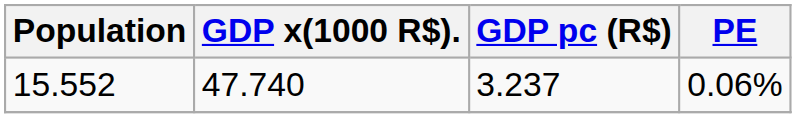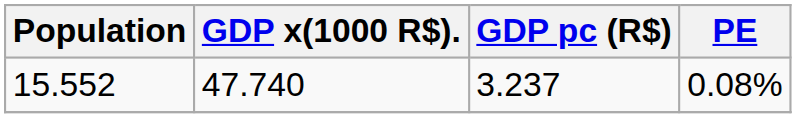(735, 84) 0.06% -> (735, 84) 0.08%
